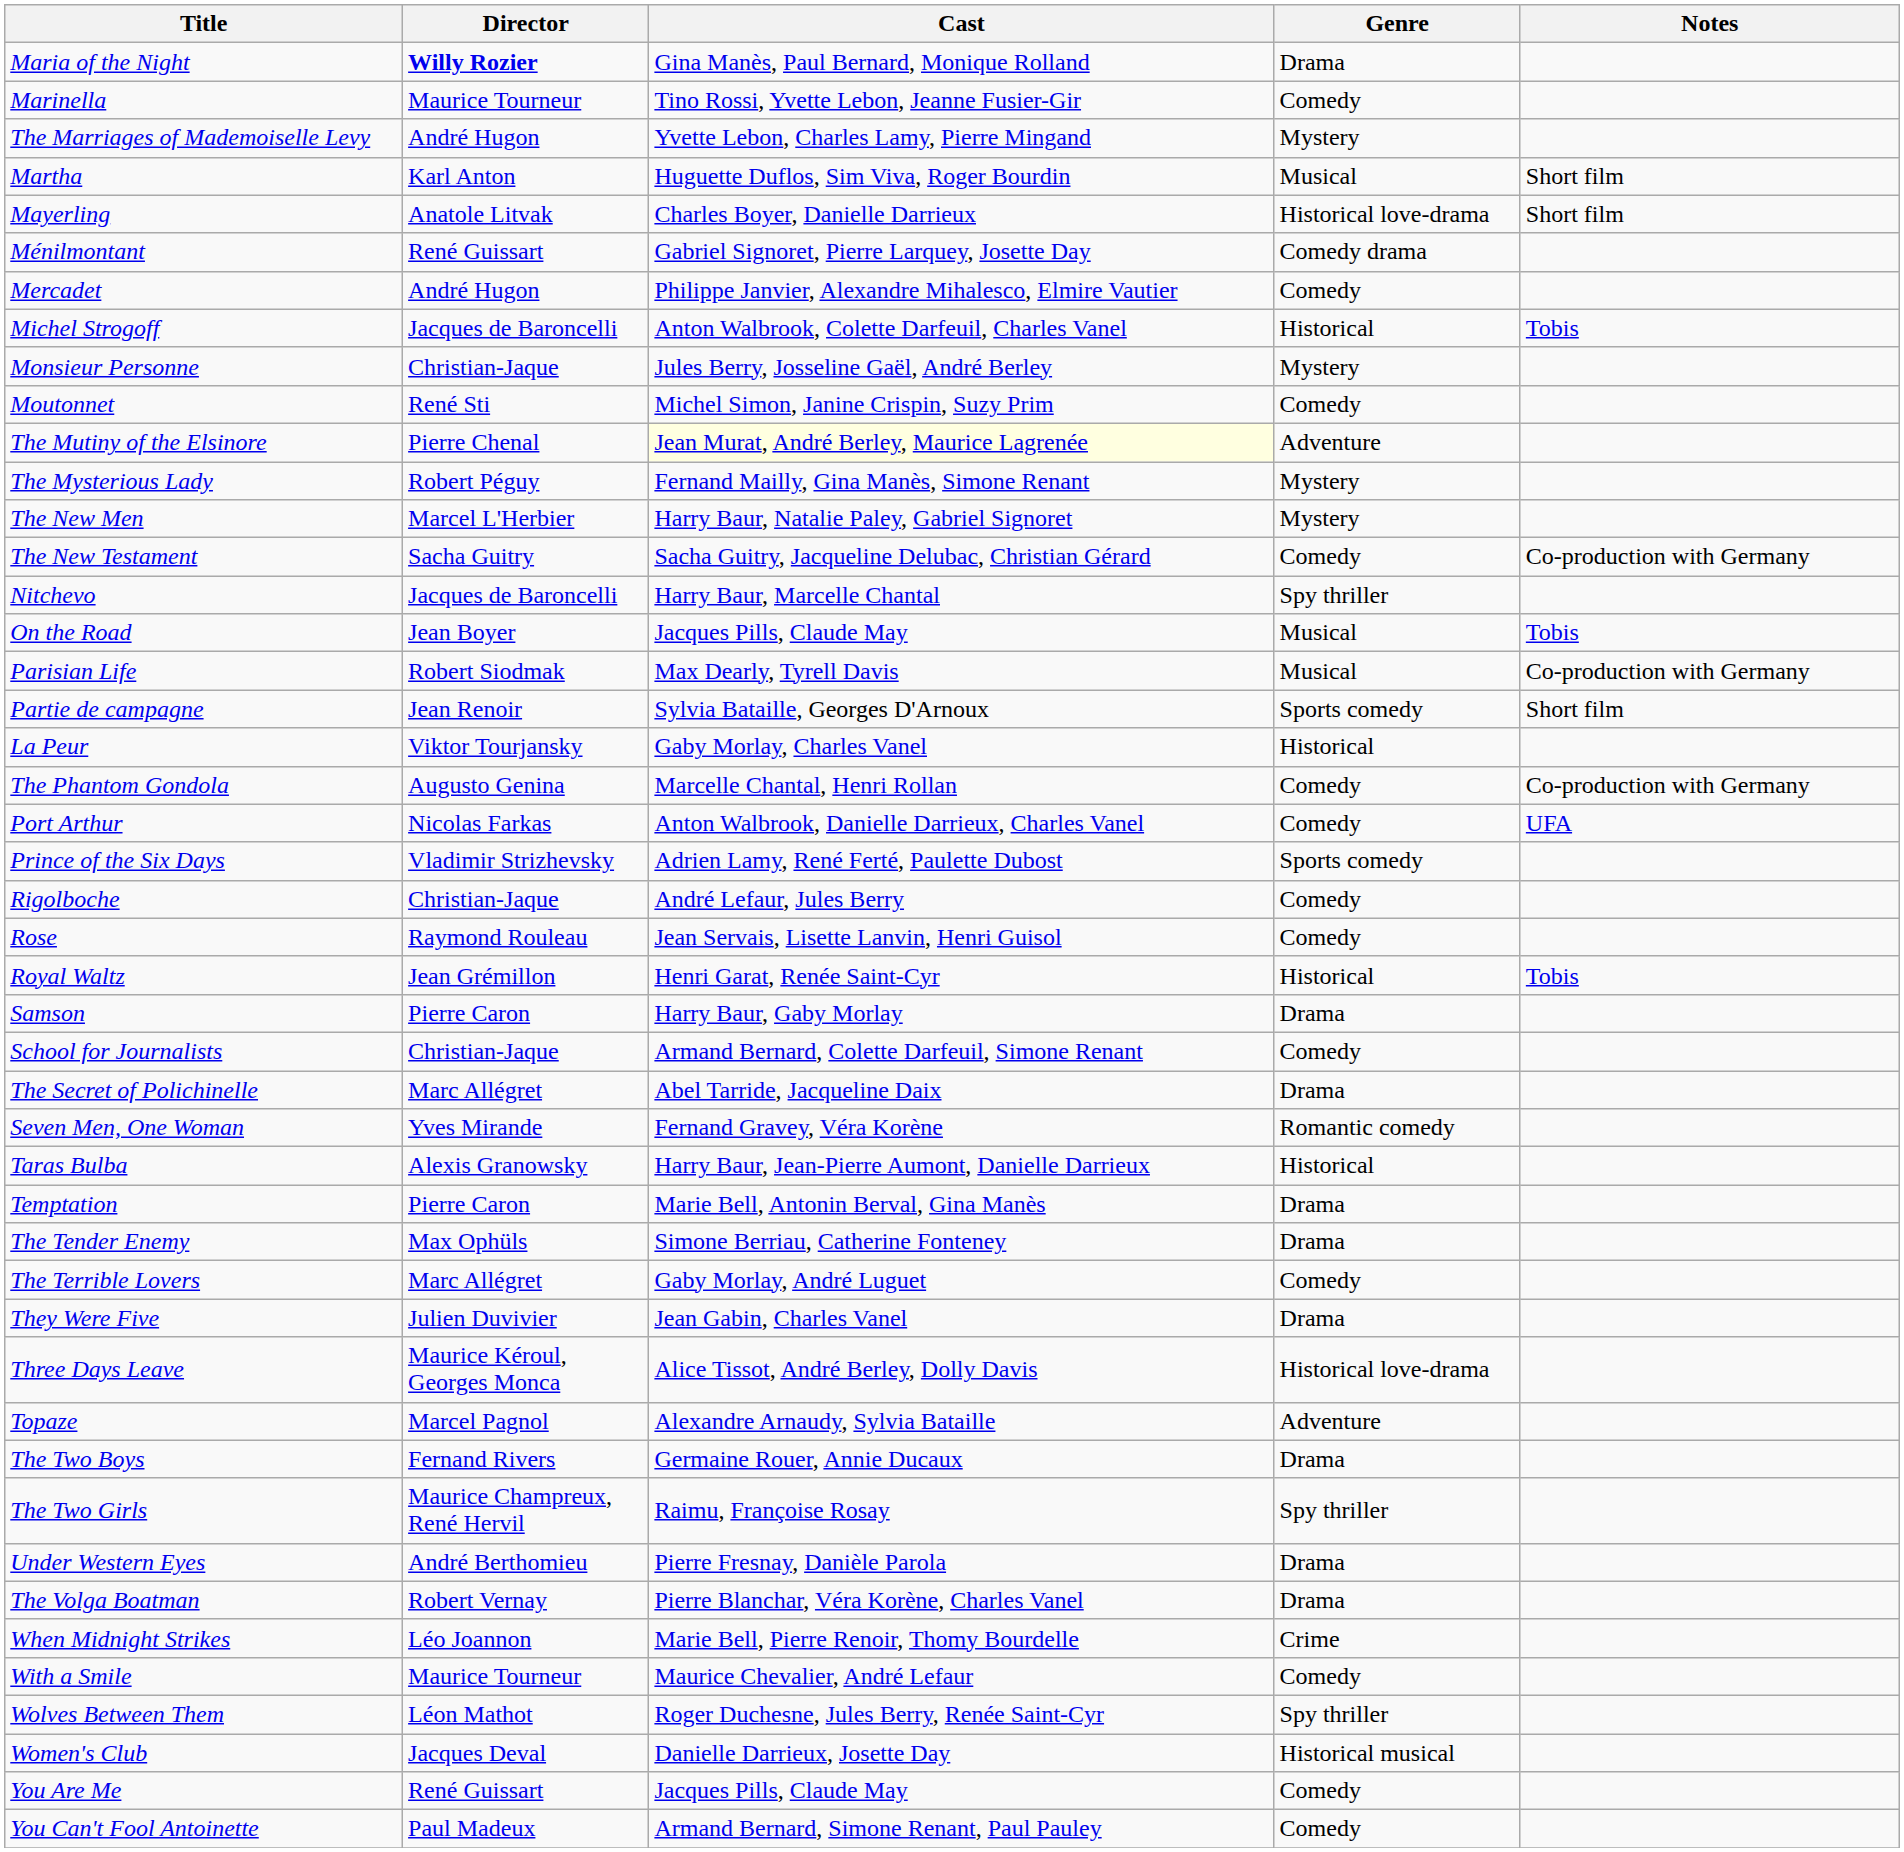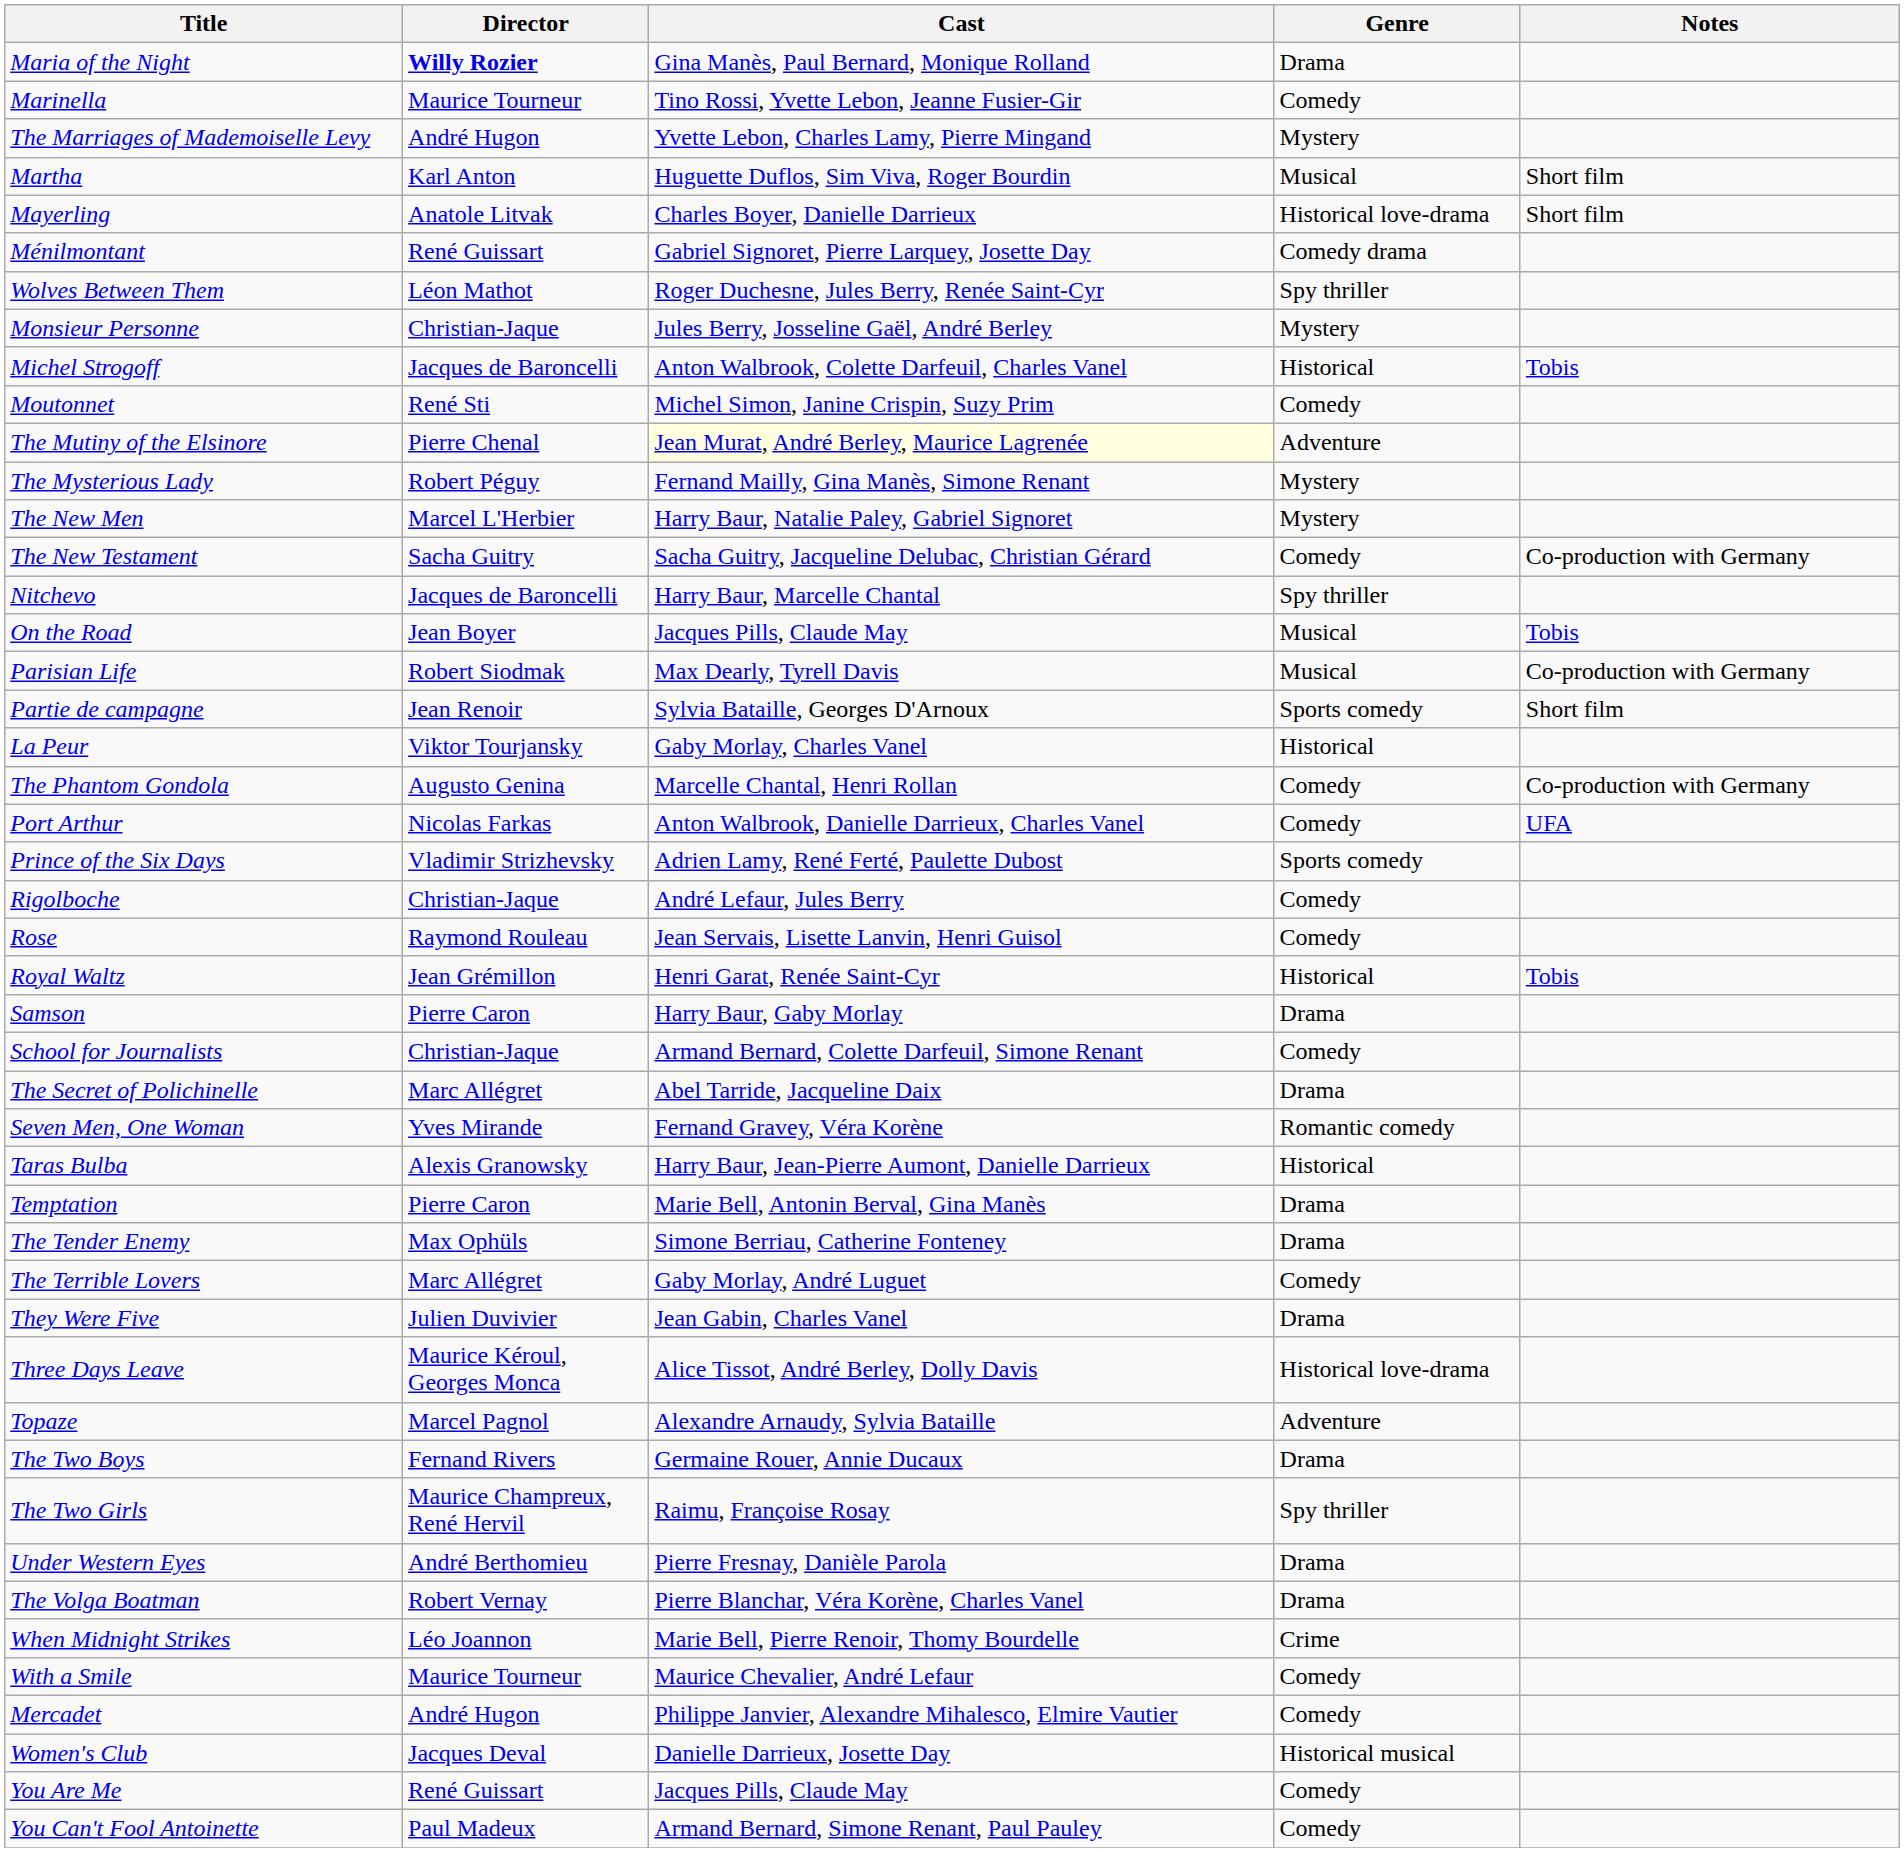rows swapped: (56, 289) <-> (117, 1714)
rows swapped: (85, 328) <-> (105, 366)
